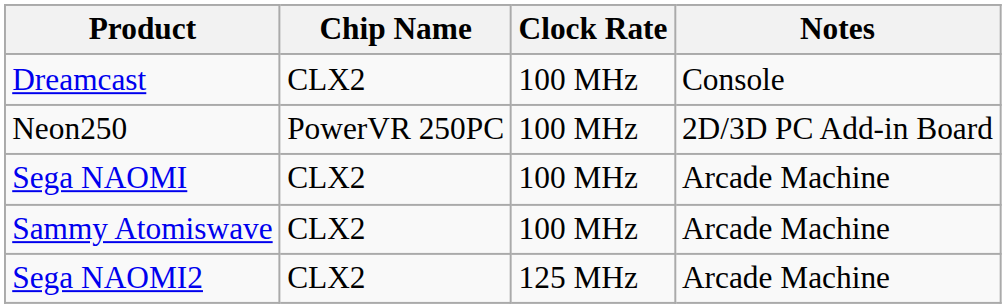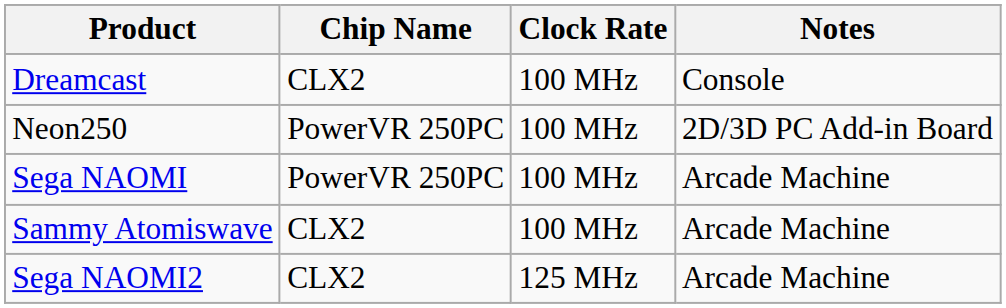(326, 178) CLX2 -> (396, 178) PowerVR 250PC
